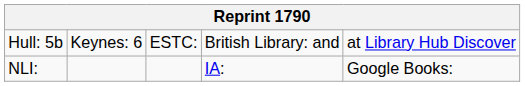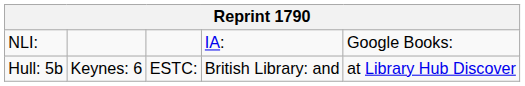rows swapped: (36, 42) <-> (23, 68)
